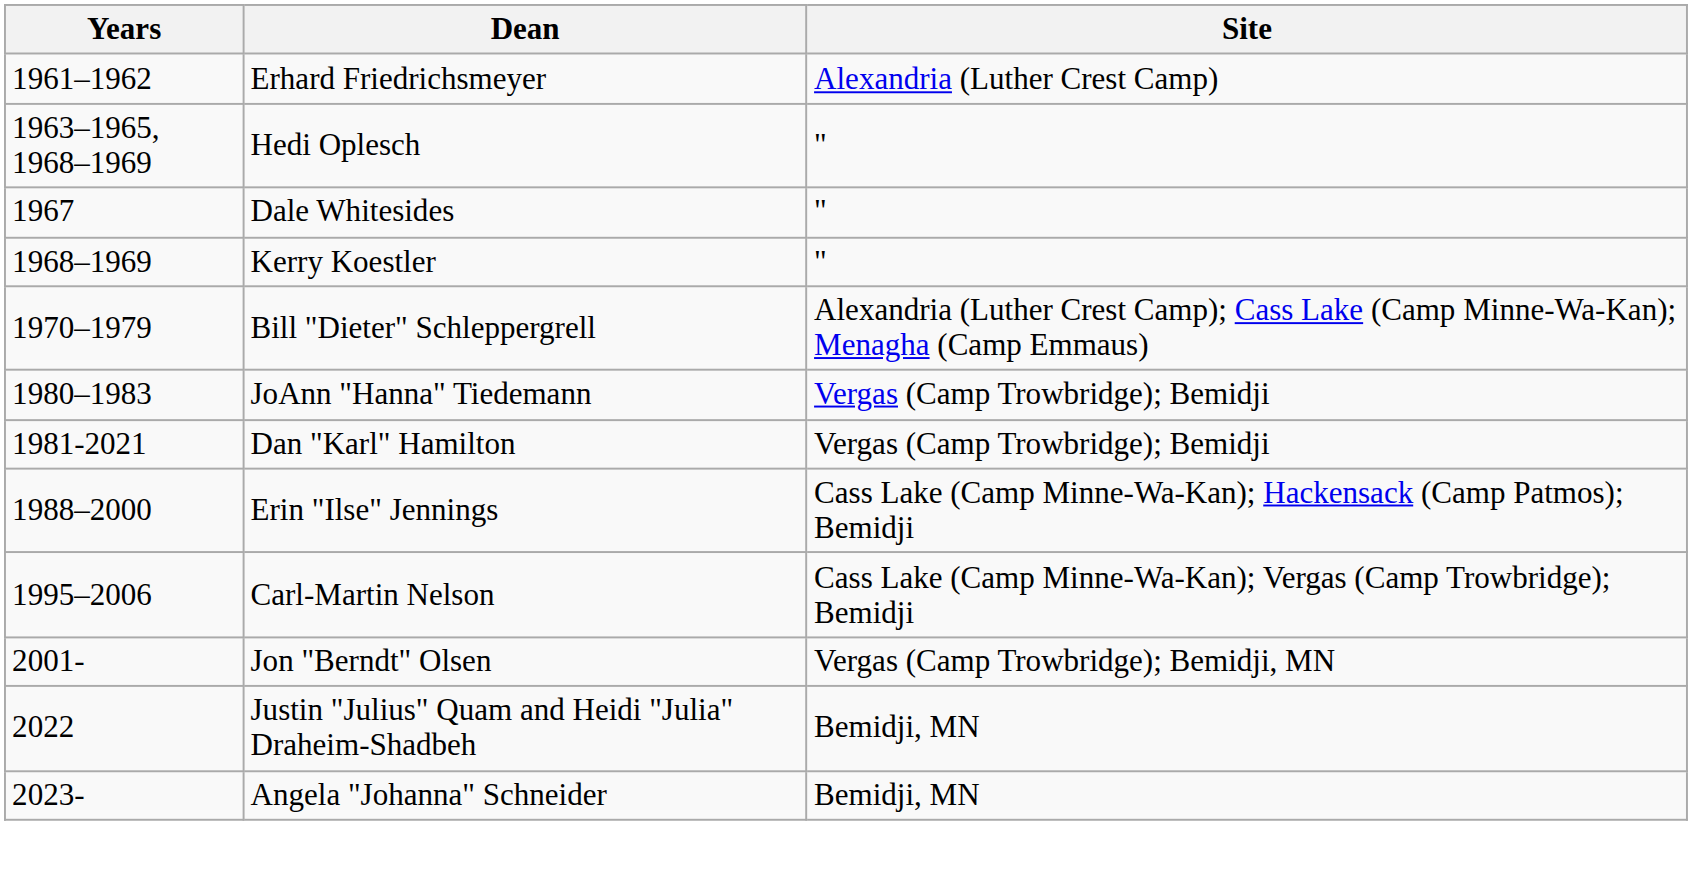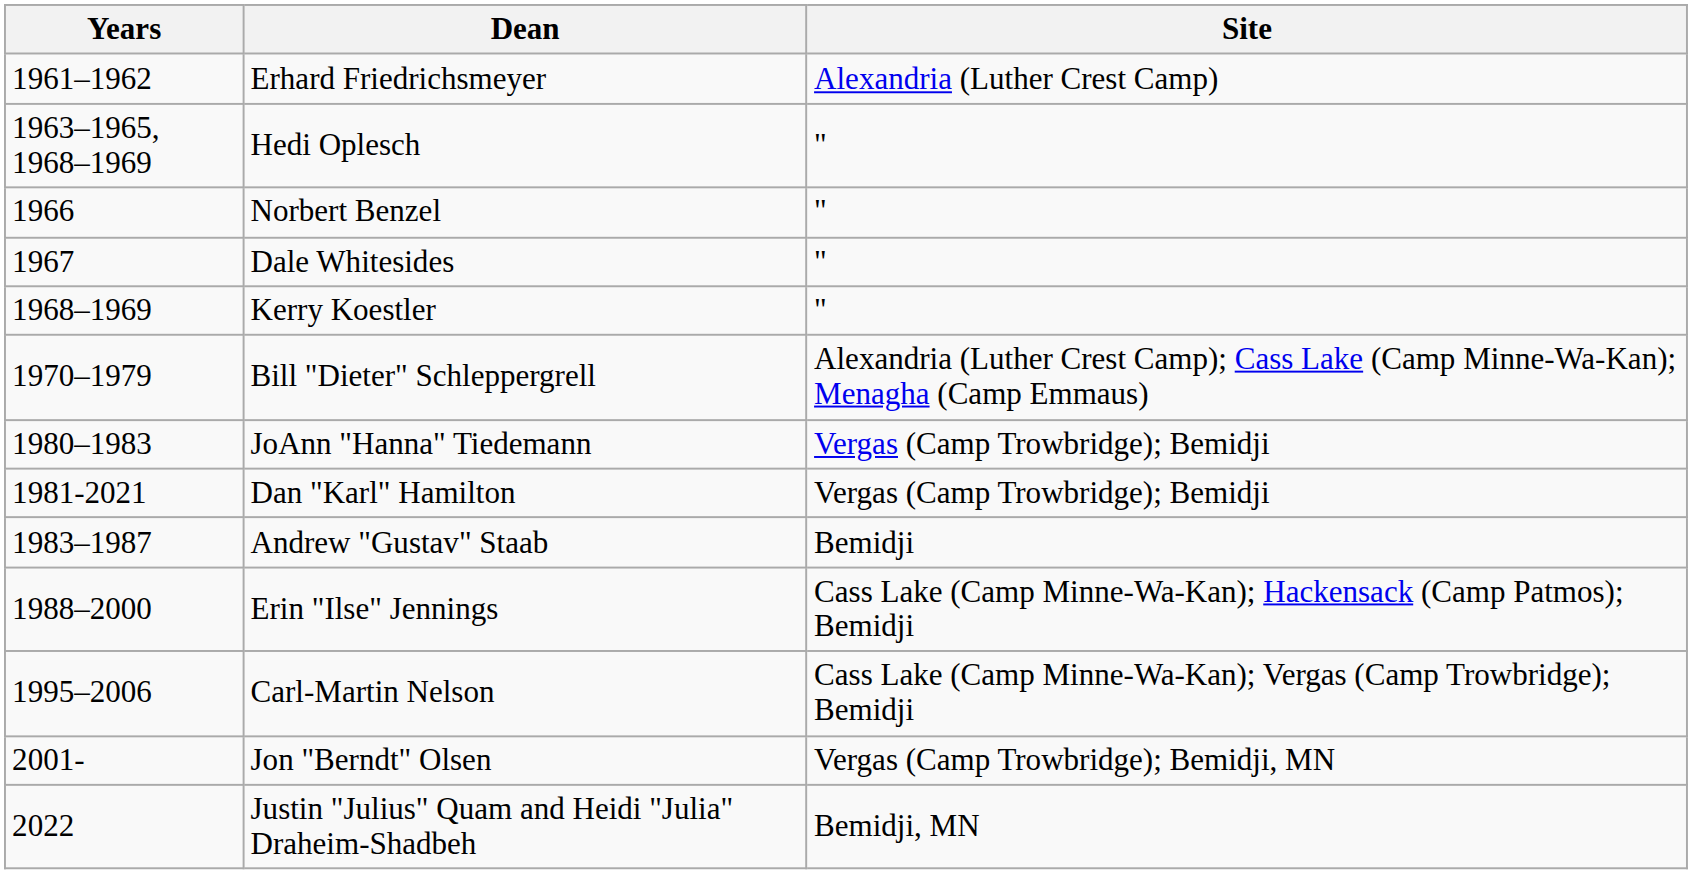+ row: (346, 211)
+ row: (399, 542)
- row: (429, 794)
